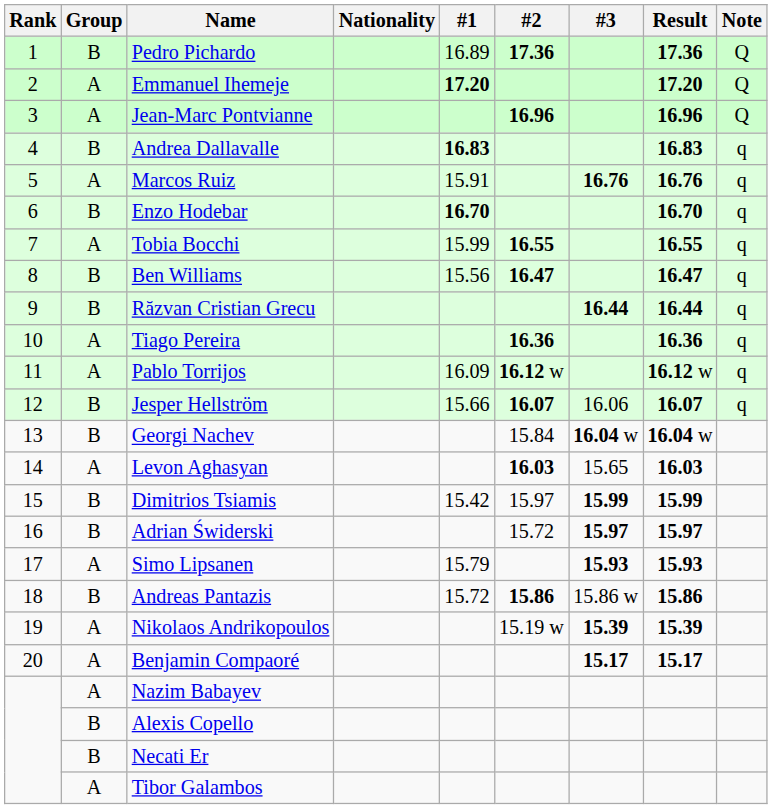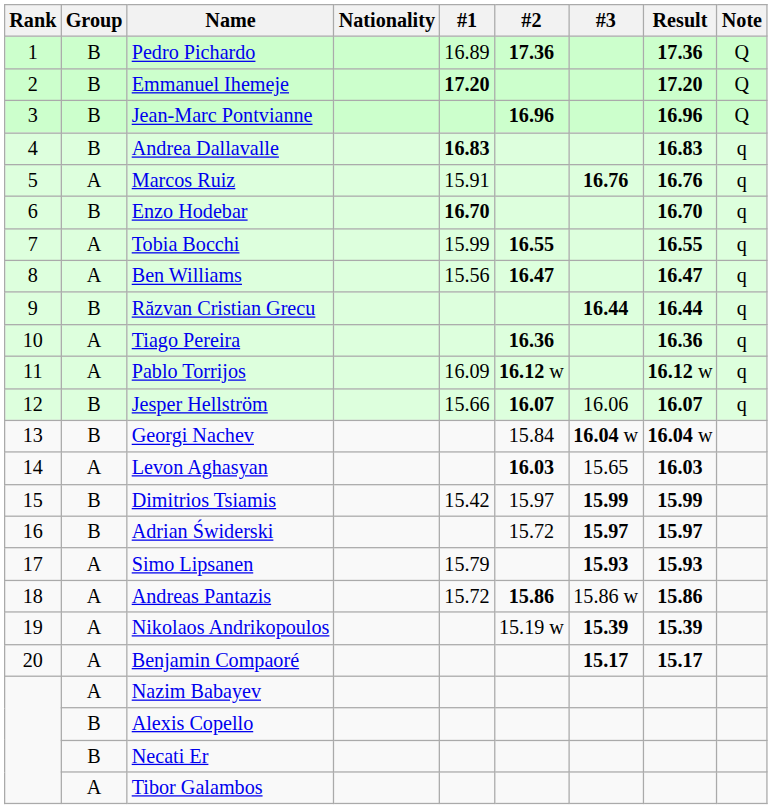(94, 84) A -> (94, 84) B
(94, 116) A -> (94, 116) B
(94, 276) B -> (94, 276) A
(94, 595) B -> (94, 595) A
